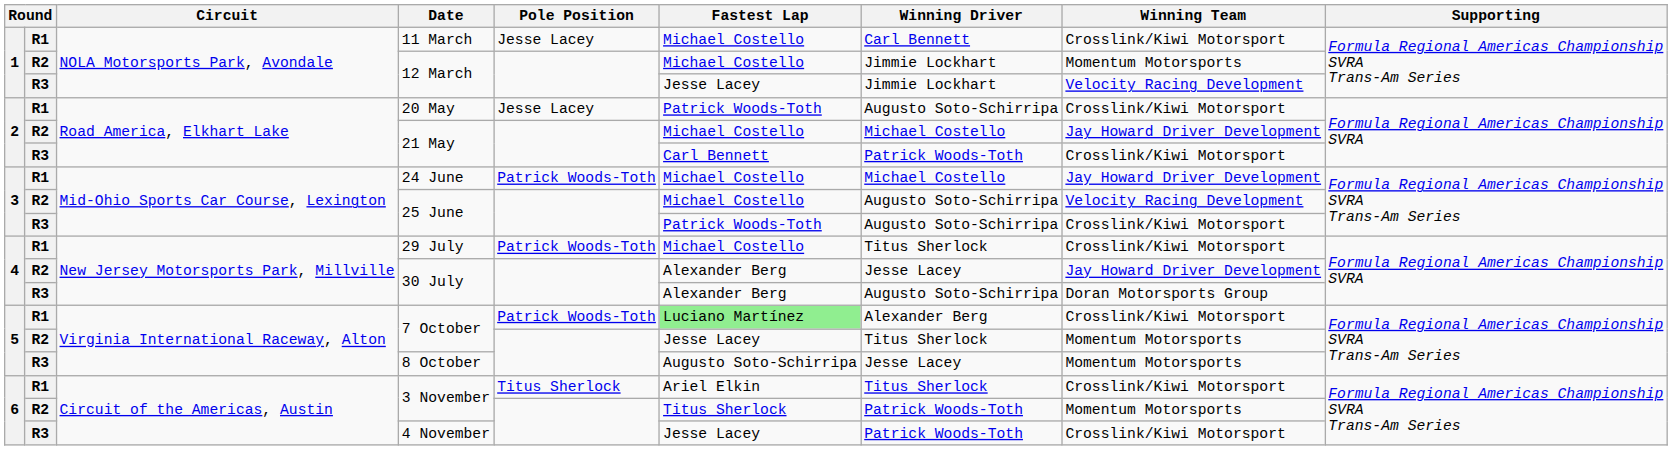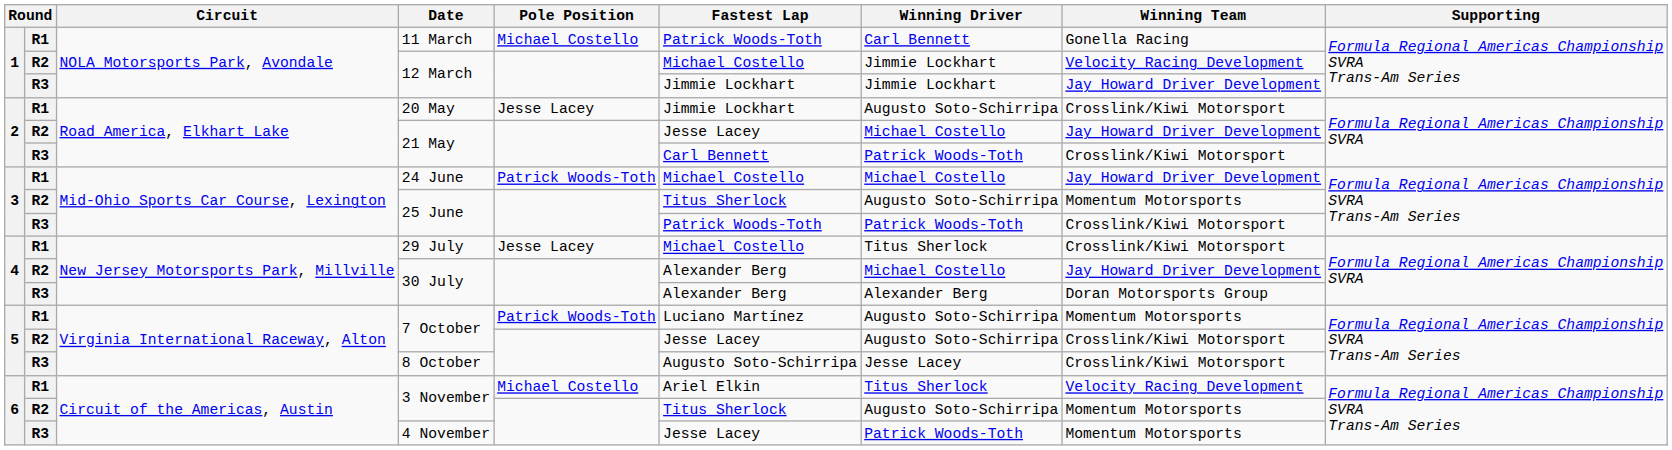(546, 39) Jesse Lacey -> (568, 39) Michael Costello
(734, 39) Michael Costello -> (742, 39) Patrick Woods-Toth
(1176, 39) Crosslink/Kiwi Motorsport -> (1127, 39) Gonella Racing
(1154, 63) Momentum Motorsports -> (1184, 63) Velocity Racing Development
(712, 86) Jesse Lacey -> (729, 86) Jimmie Lockhart
(1184, 86) Velocity Racing Development -> (1193, 86) Jay Howard Driver Development
(742, 109) Patrick Woods-Toth -> (729, 109) Jimmie Lockhart
(734, 132) Michael Costello -> (712, 132) Jesse Lacey
(734, 201) Michael Costello -> (725, 201) Titus Sherlock
(1184, 201) Velocity Racing Development -> (1154, 201) Momentum Motorsports
(961, 225) Augusto Soto-Schirripa -> (944, 225) Patrick Woods-Toth
(577, 248) Patrick Woods-Toth -> (546, 248) Jesse Lacey
(913, 271) Jesse Lacey -> (935, 271) Michael Costello
(961, 294) Augusto Soto-Schirripa -> (926, 294) Alexander Berg
(734, 317) lightgreen background -> (734, 317) no background
(926, 317) Alexander Berg -> (961, 317) Augusto Soto-Schirripa
(1176, 317) Crosslink/Kiwi Motorsport -> (1154, 317) Momentum Motorsports
(926, 340) Titus Sherlock -> (961, 340) Augusto Soto-Schirripa
(1154, 340) Momentum Motorsports -> (1176, 340) Crosslink/Kiwi Motorsport
(1154, 364) Momentum Motorsports -> (1176, 364) Crosslink/Kiwi Motorsport
(559, 387) Titus Sherlock -> (568, 387) Michael Costello
(1176, 387) Crosslink/Kiwi Motorsport -> (1184, 387) Velocity Racing Development
(944, 410) Patrick Woods-Toth -> (961, 410) Augusto Soto-Schirripa
(1176, 433) Crosslink/Kiwi Motorsport -> (1154, 433) Momentum Motorsports
